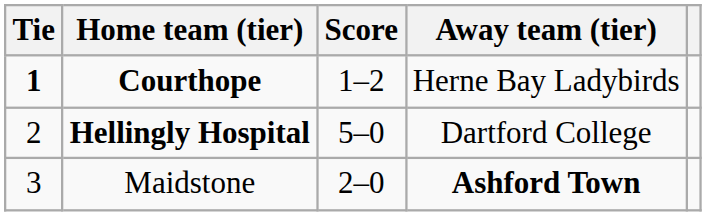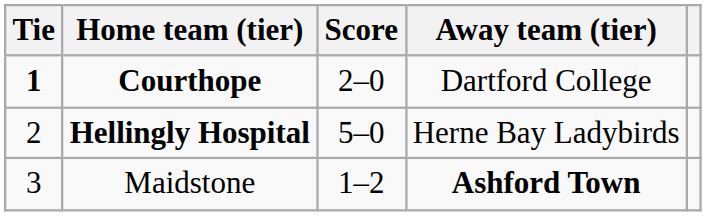(361, 80) 1–2 -> (361, 80) 2–0
(546, 80) Herne Bay Ladybirds -> (546, 80) Dartford College
(546, 131) Dartford College -> (546, 131) Herne Bay Ladybirds
(361, 183) 2–0 -> (361, 183) 1–2
